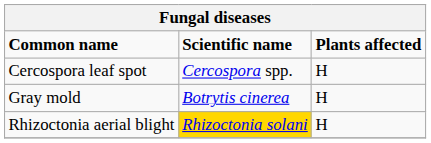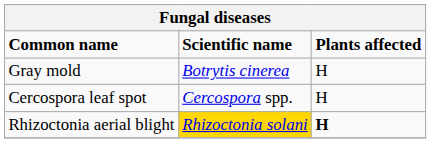rows swapped: (77, 71) <-> (45, 97)
(322, 124) normal -> (322, 124) bold
